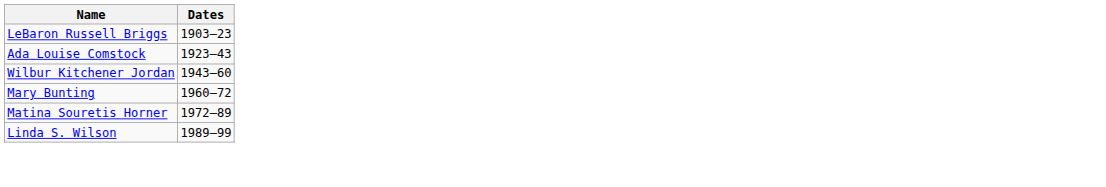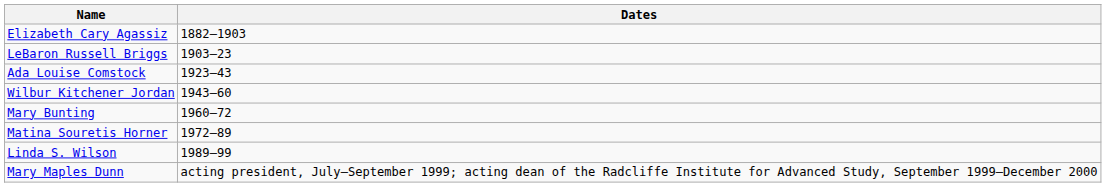+ row: (87, 34)
+ row: (66, 172)
